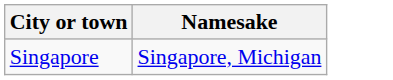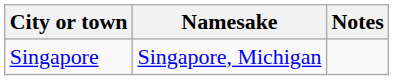+ column: (358, 21)
